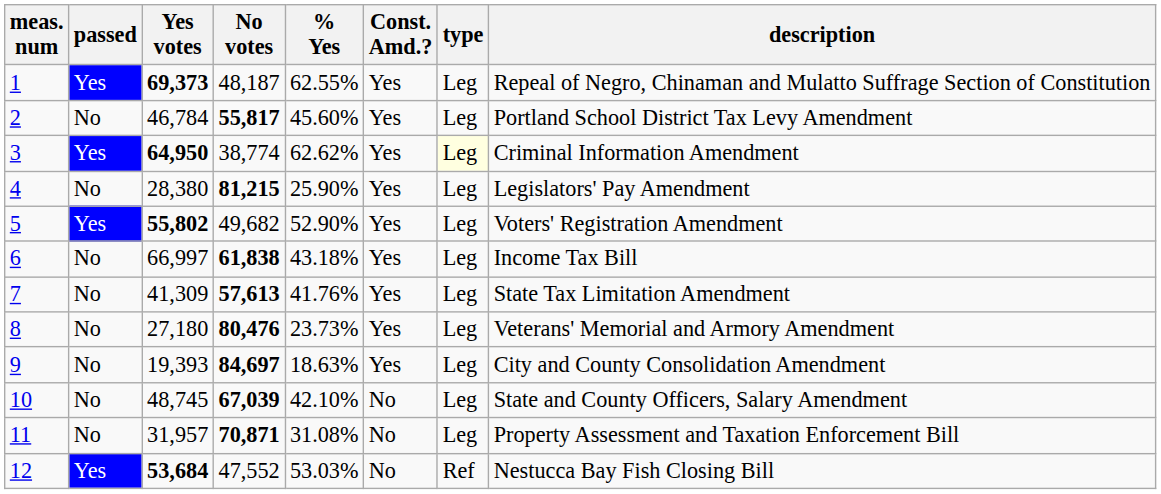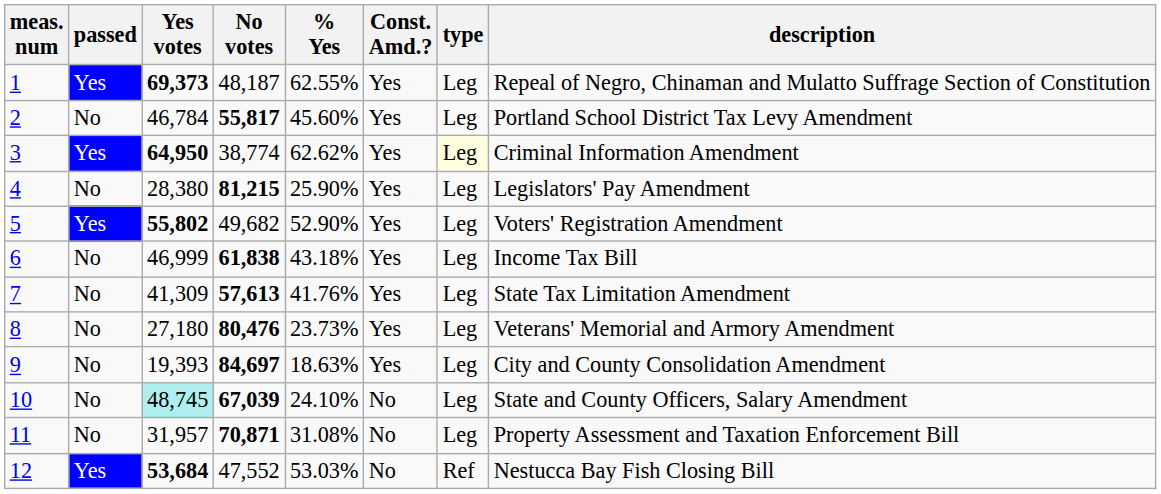(178, 258) 66,997 -> (178, 258) 46,999
(178, 399) no background -> (178, 399) paleturquoise background
(324, 399) 42.10% -> (324, 399) 24.10%
